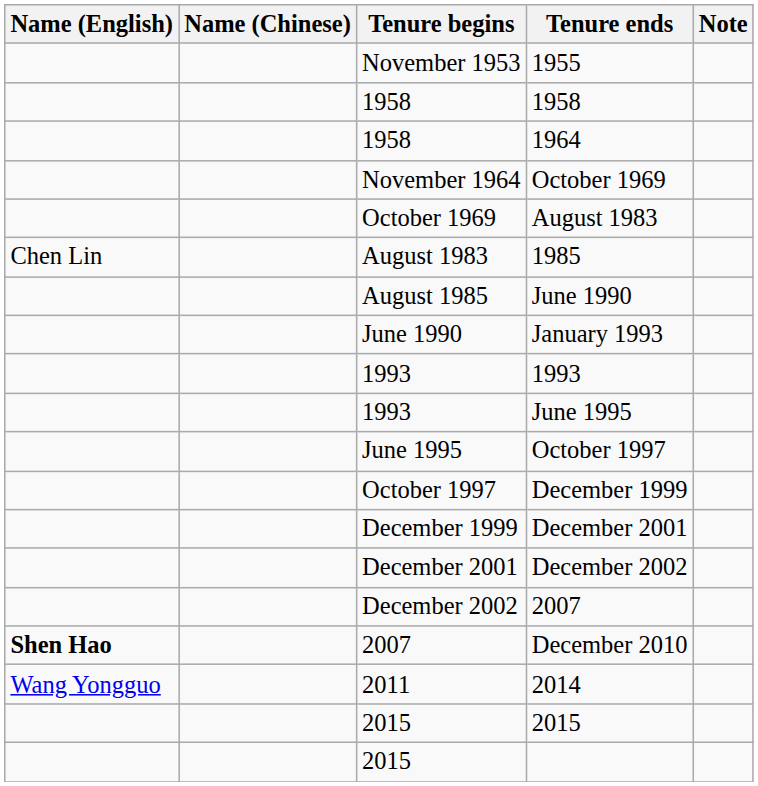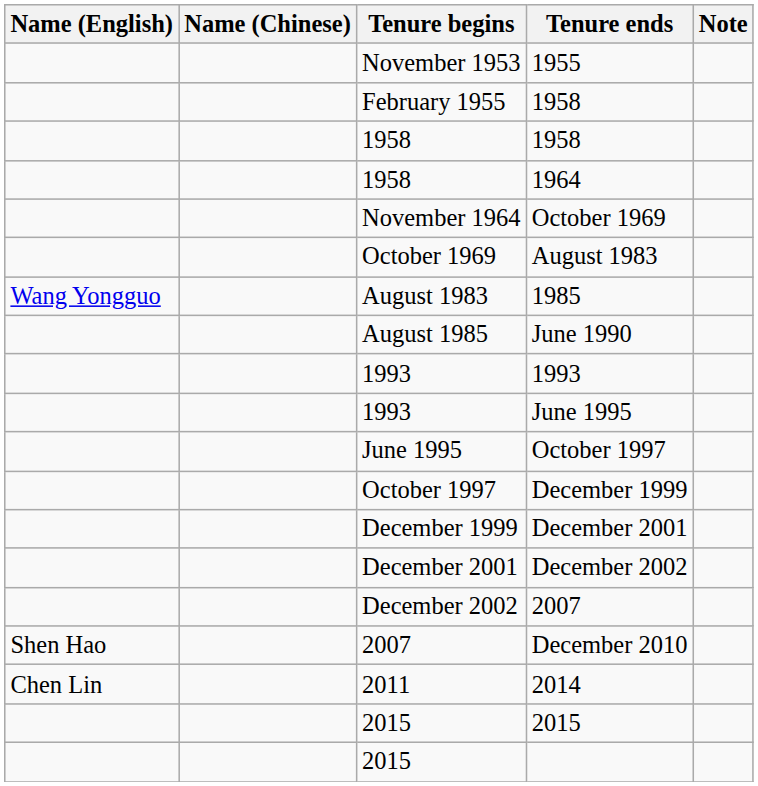+ row: (434, 101)
(56, 256) Chen Lin -> (86, 295) Wang Yongguo
- row: (412, 334)
(61, 645) bold -> (58, 645) normal
(86, 683) Wang Yongguo -> (56, 683) Chen Lin
